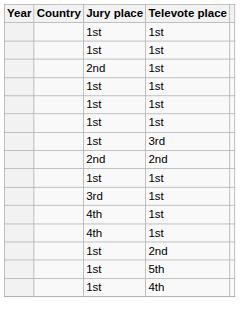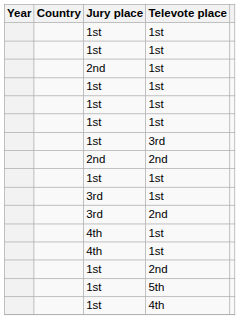+ row: (94, 214)
